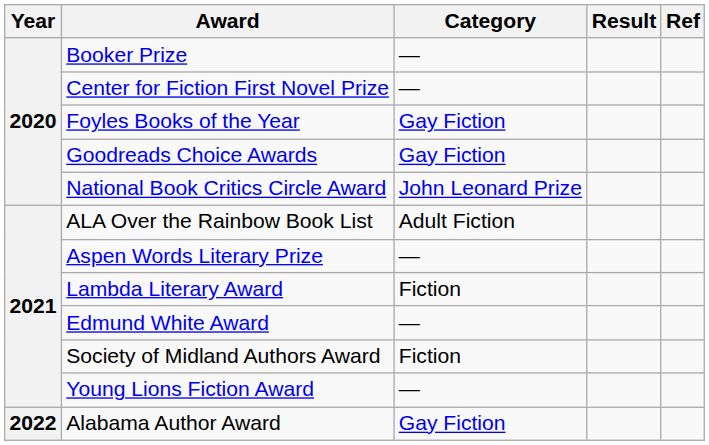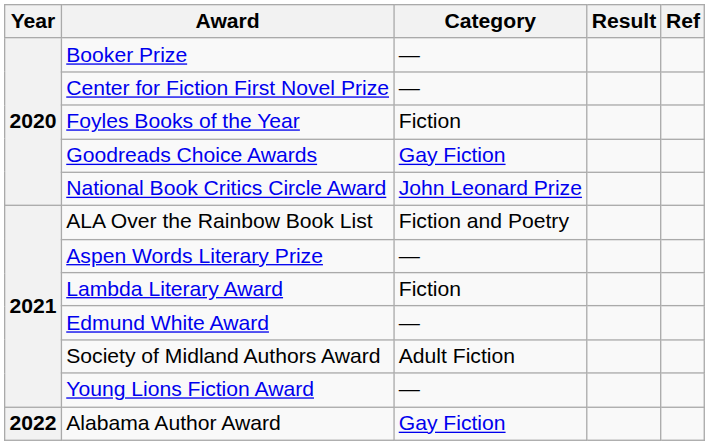(452, 121) Gay Fiction -> (430, 121) Fiction
(457, 222) Adult Fiction -> (484, 222) Fiction and Poetry
(430, 356) Fiction -> (457, 356) Adult Fiction
